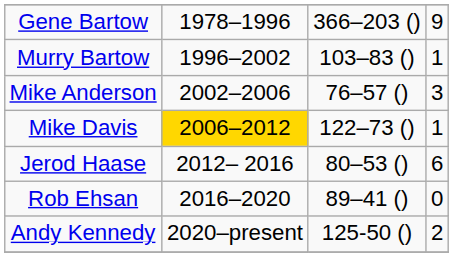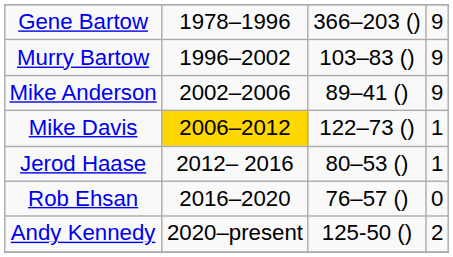(437, 57) 1 -> (437, 57) 9
(367, 92) 76–57 () -> (367, 92) 89–41 ()
(437, 92) 3 -> (437, 92) 9
(437, 163) 6 -> (437, 163) 1
(367, 198) 89–41 () -> (367, 198) 76–57 ()
